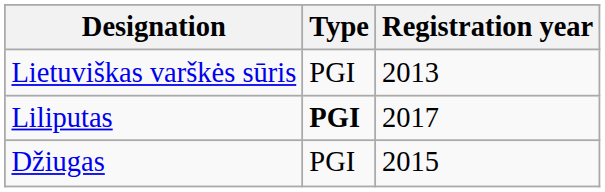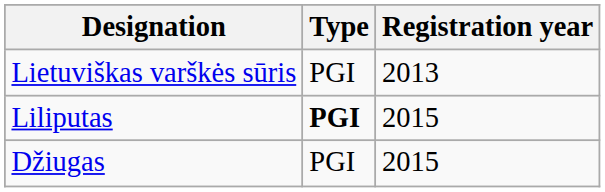(411, 117) 2017 -> (411, 117) 2015
